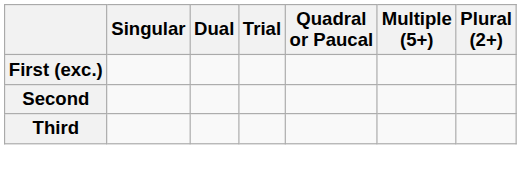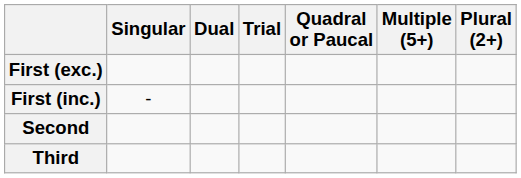+ row: (56, 98)
